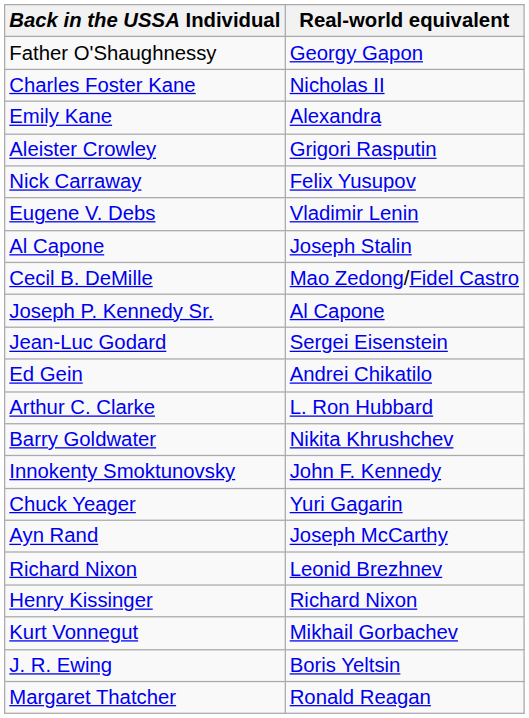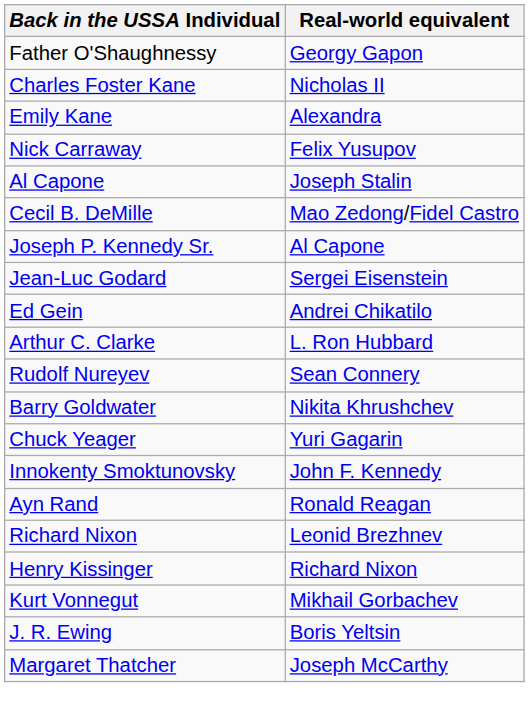- row: (83, 149)
- row: (82, 213)
+ row: (79, 375)
rows swapped: (122, 471) <-> (73, 504)
(369, 536) Joseph McCarthy -> (360, 504) Ronald Reagan
(360, 697) Ronald Reagan -> (369, 665) Joseph McCarthy
